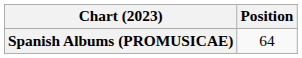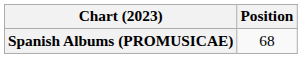(267, 41) 64 -> (267, 41) 68
